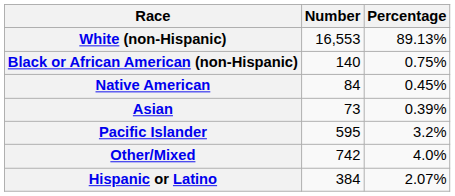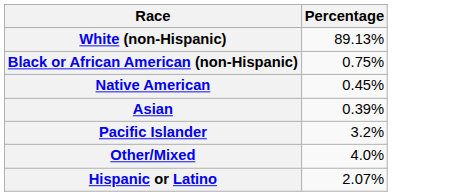- column: (333, 16)
